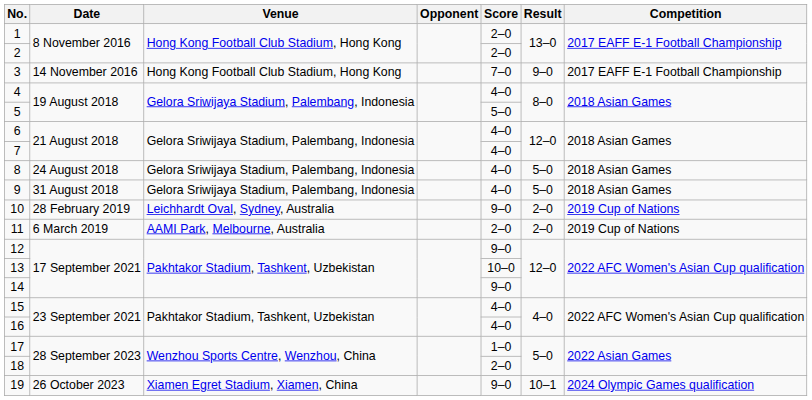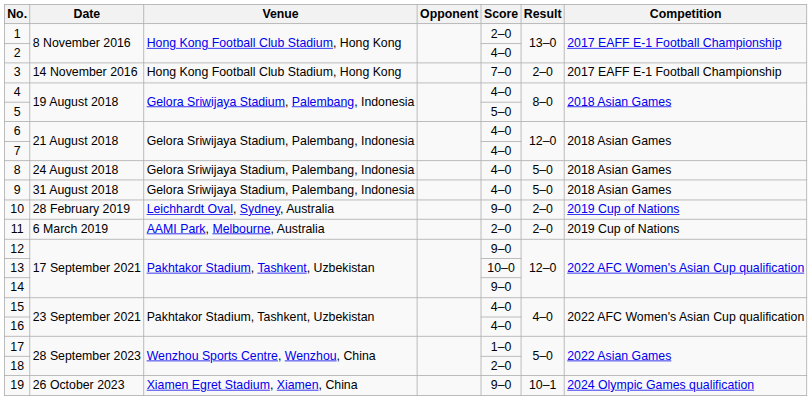(501, 53) 2–0 -> (501, 53) 4–0
(543, 72) 9–0 -> (543, 72) 2–0
